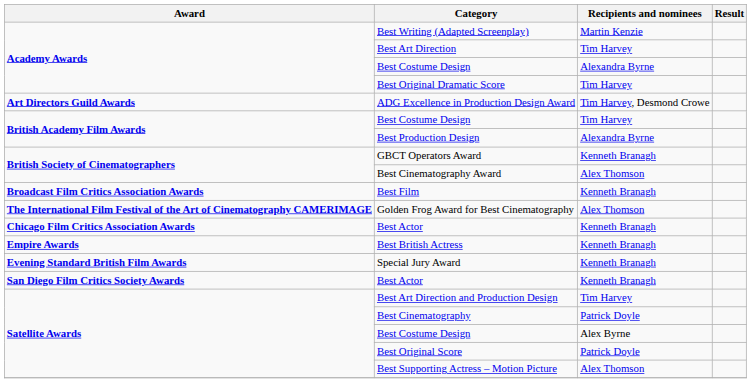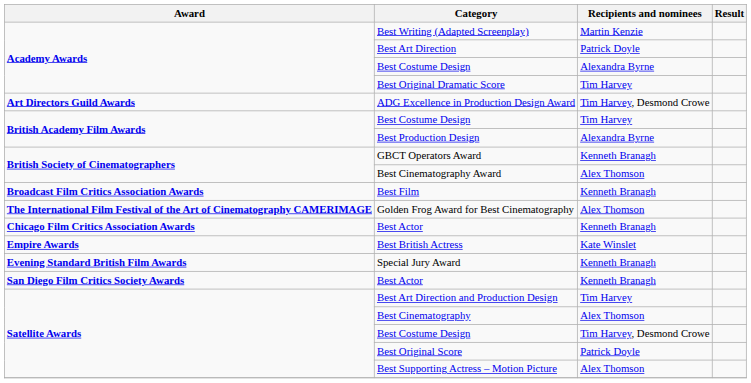(606, 49) Tim Harvey -> (610, 49) Patrick Doyle
(618, 244) Kenneth Branagh -> (608, 244) Kate Winslet
(610, 316) Patrick Doyle -> (612, 316) Alex Thomson
(605, 333) Alex Byrne -> (645, 333) Tim Harvey, Desmond Crowe
